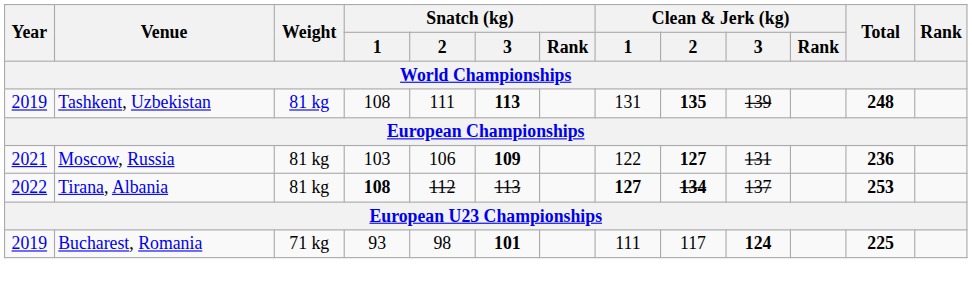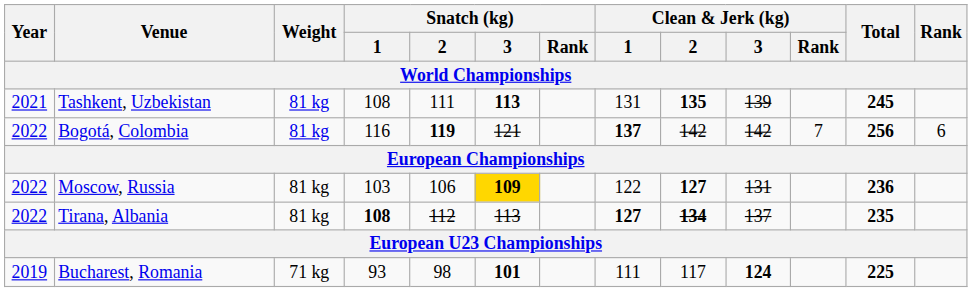(29, 103) 2019 -> (29, 103) 2021
(881, 103) 248 -> (881, 103) 245
+ row: (123, 131)
(29, 159) 2021 -> (29, 187) 2022
(507, 159) no background -> (507, 187) gold background
(881, 187) 253 -> (881, 215) 235
